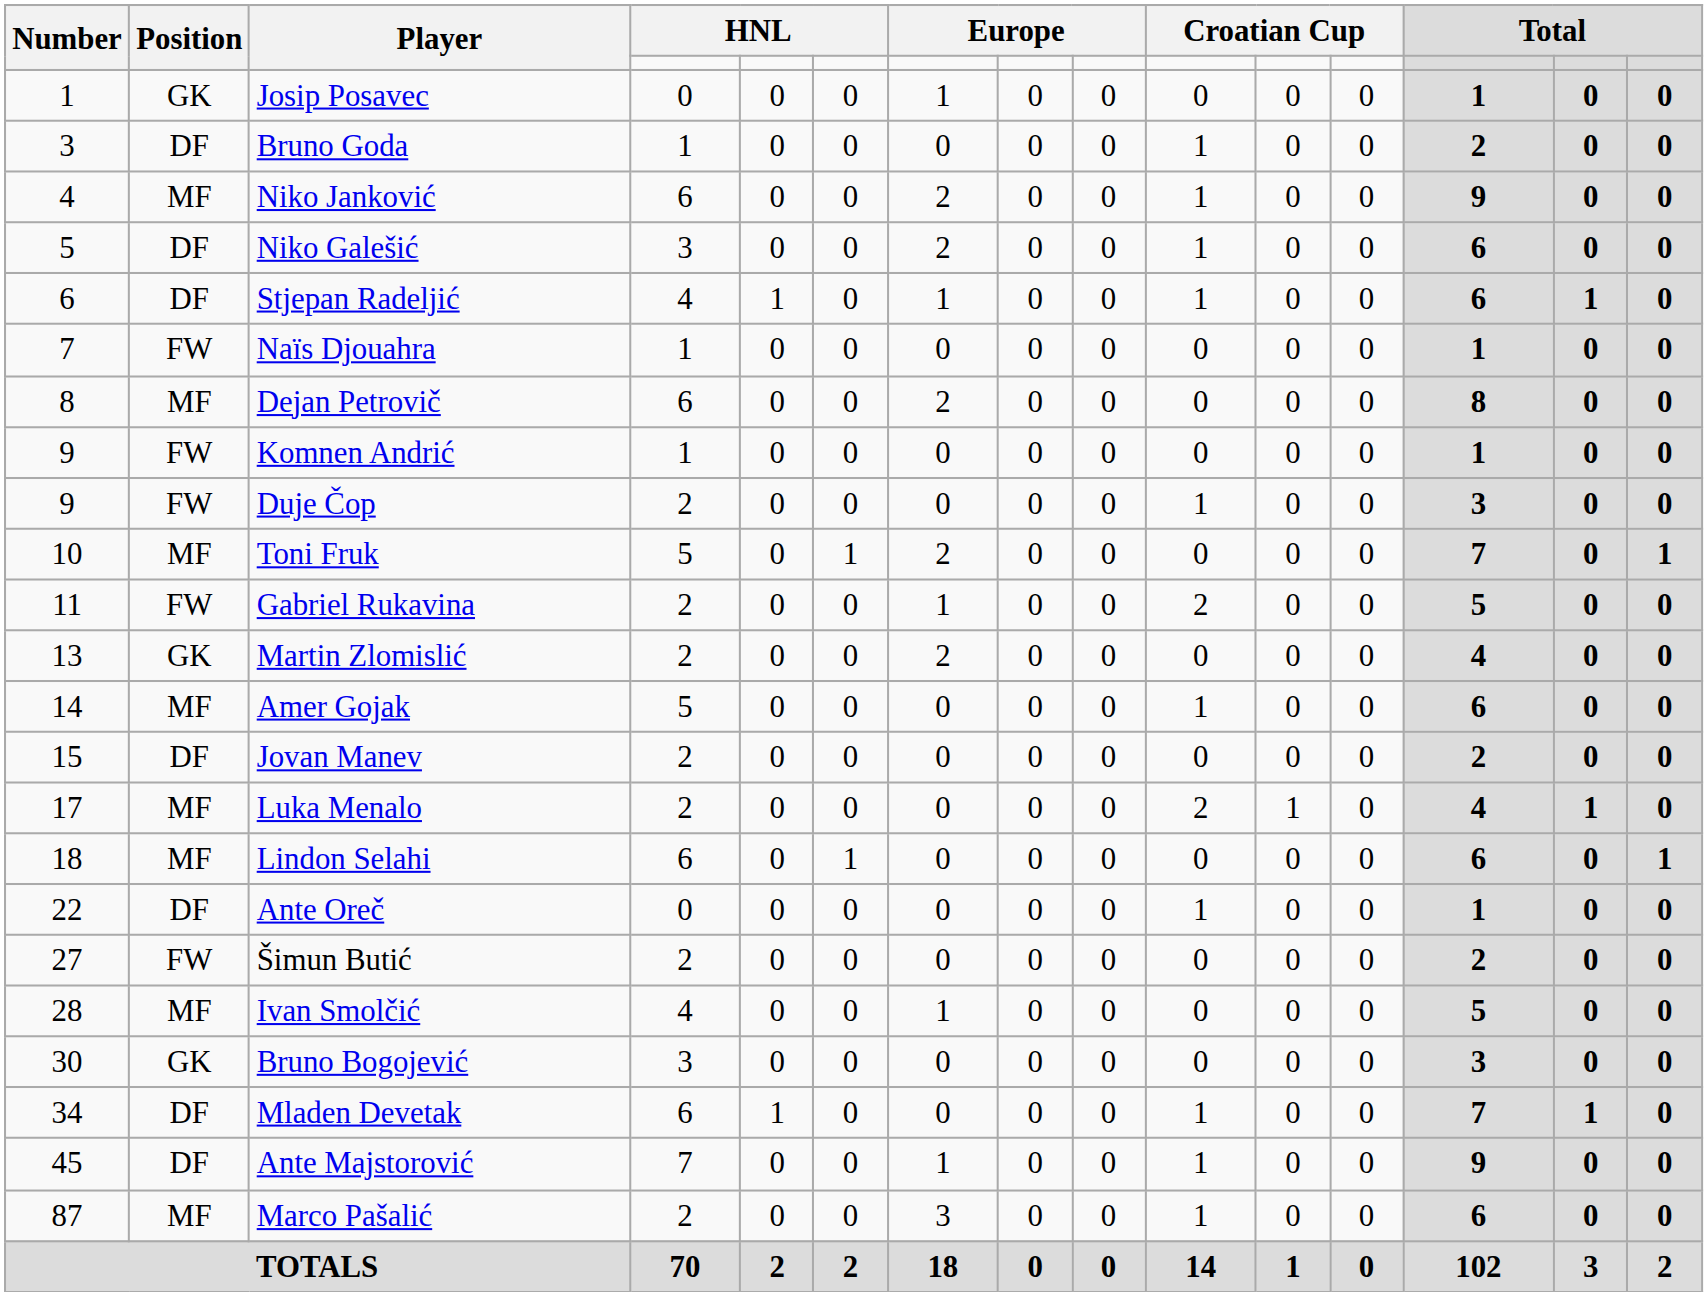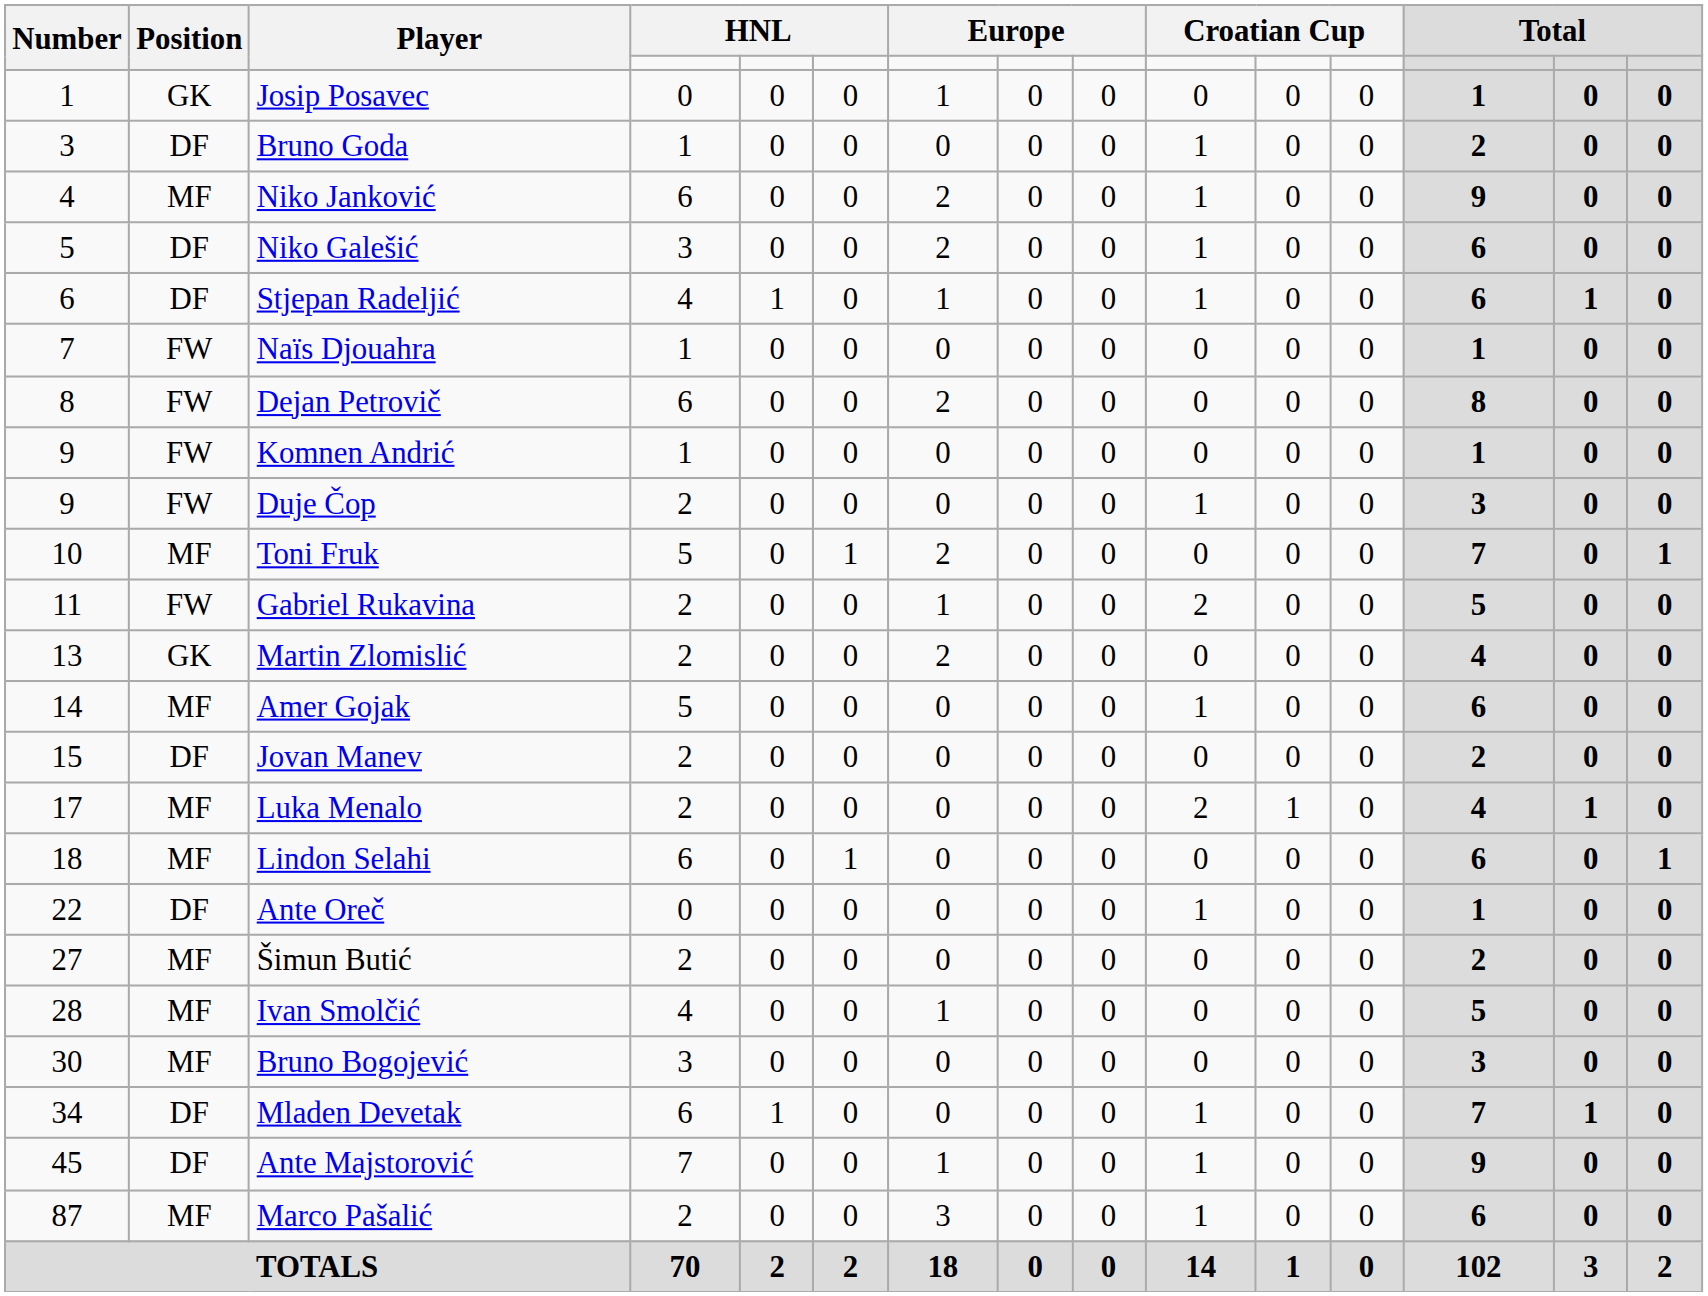(189, 400) MF -> (189, 400) FW
(189, 960) FW -> (189, 960) MF
(189, 1062) GK -> (189, 1062) MF
